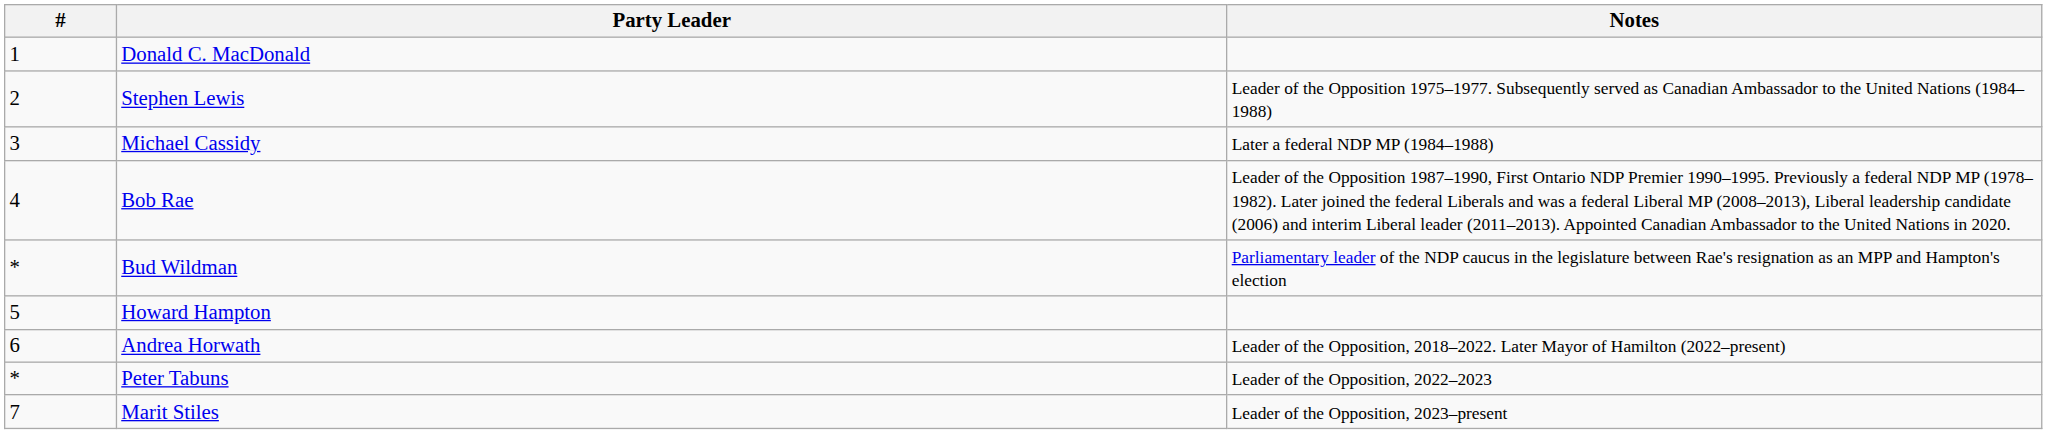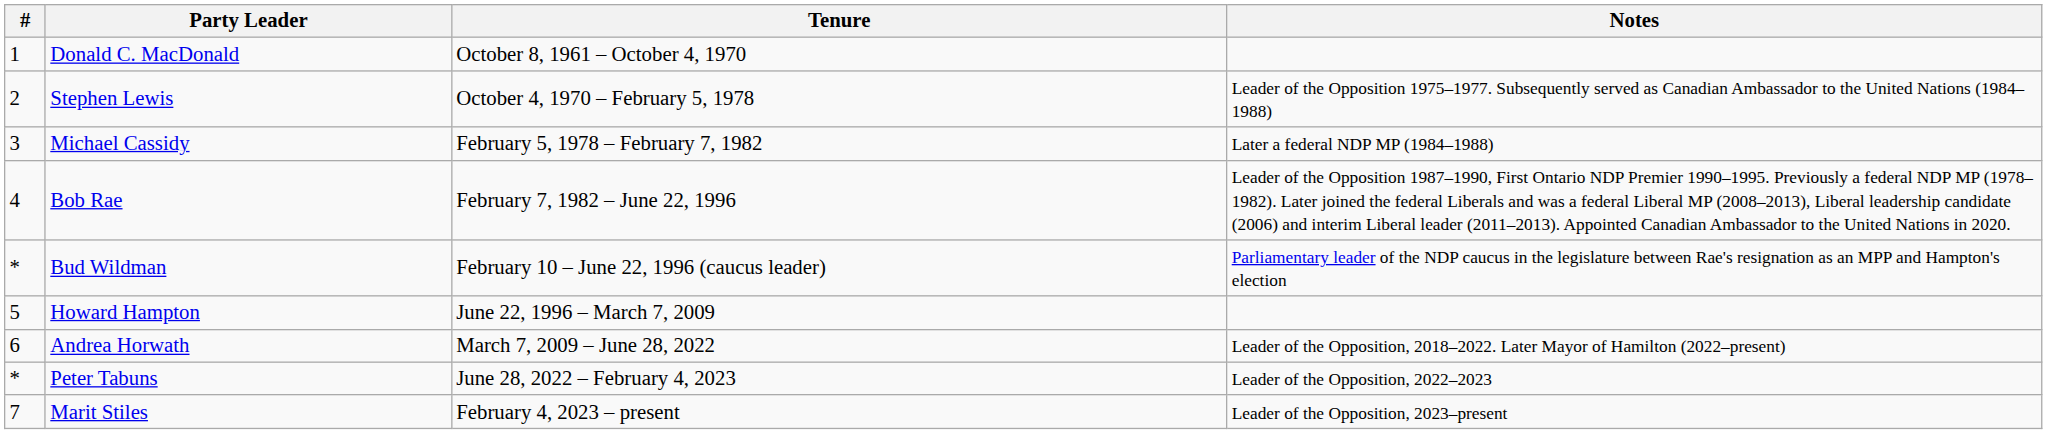+ column: (839, 20)
